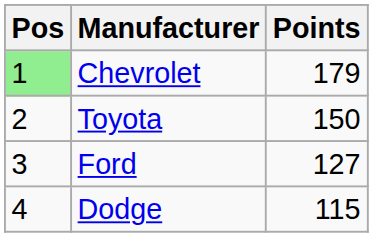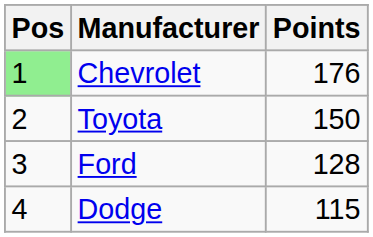(337, 73) 179 -> (337, 73) 176
(337, 164) 127 -> (337, 164) 128
